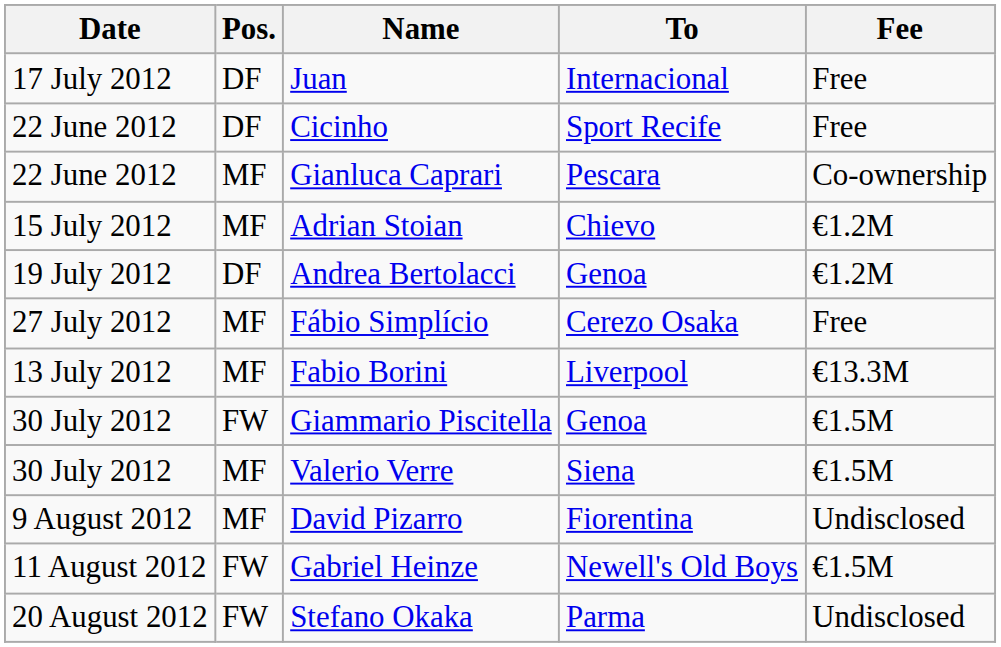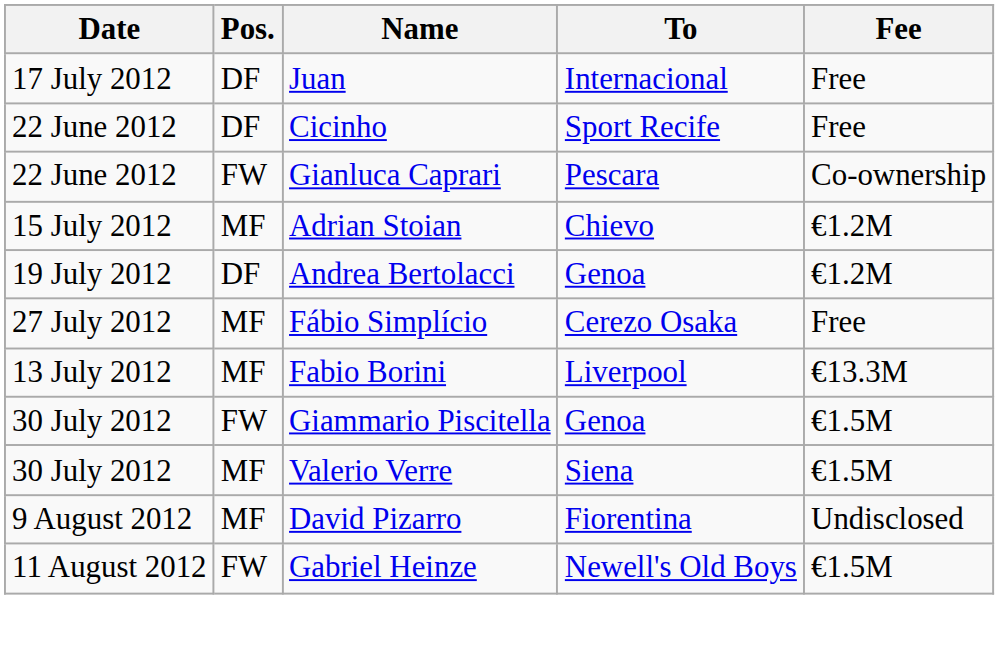(244, 175) MF -> (244, 175) FW
- row: (382, 616)
